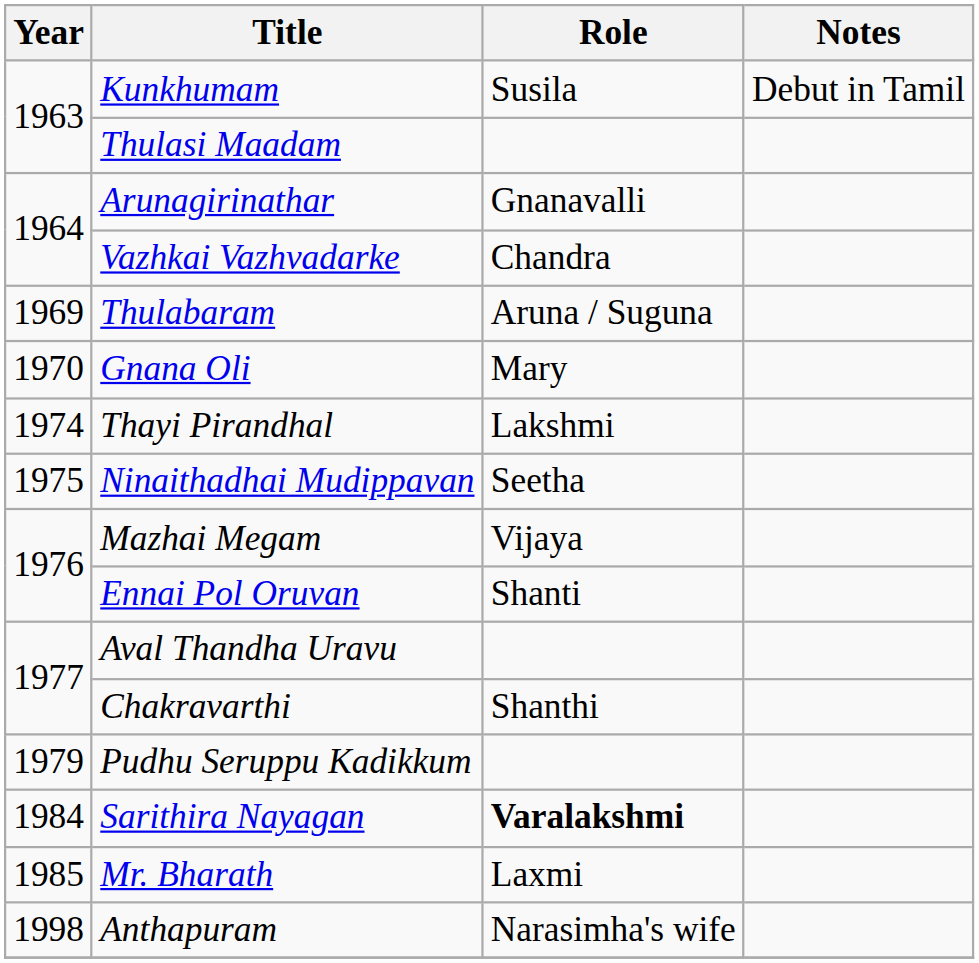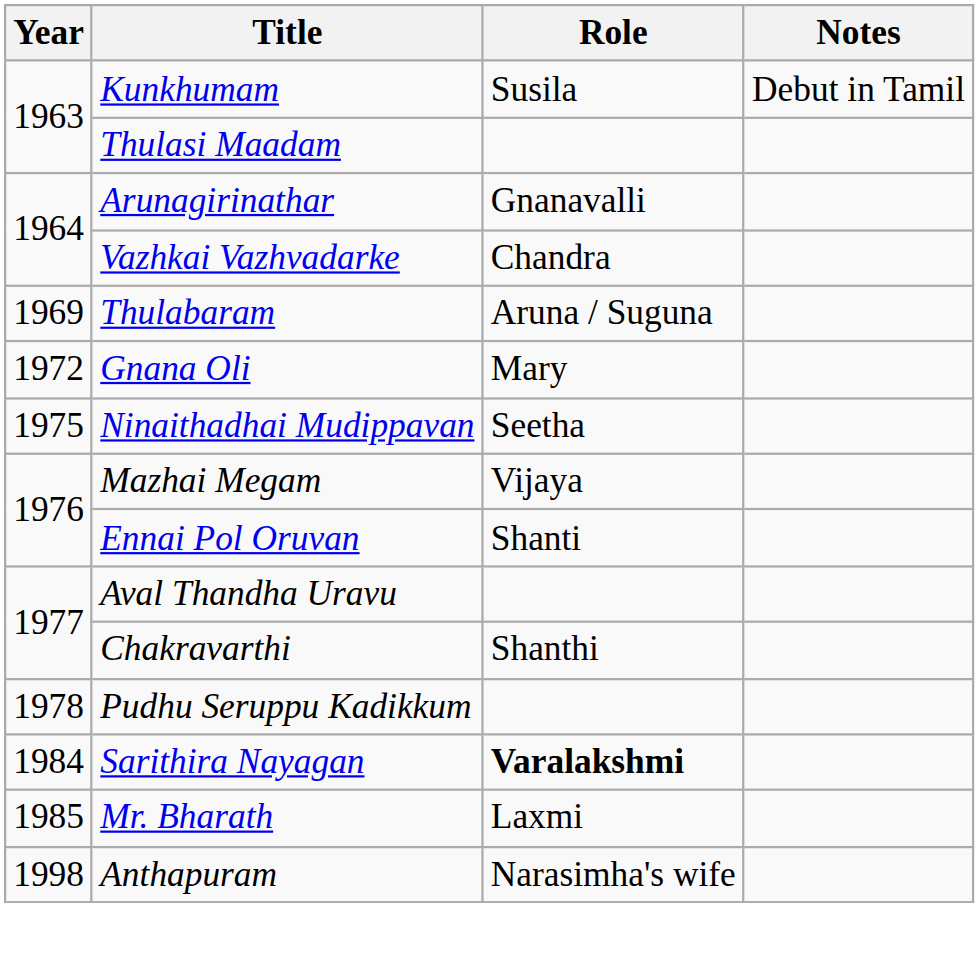(49, 369) 1970 -> (49, 369) 1972
- row: (217, 425)
(49, 761) 1979 -> (49, 705) 1978
